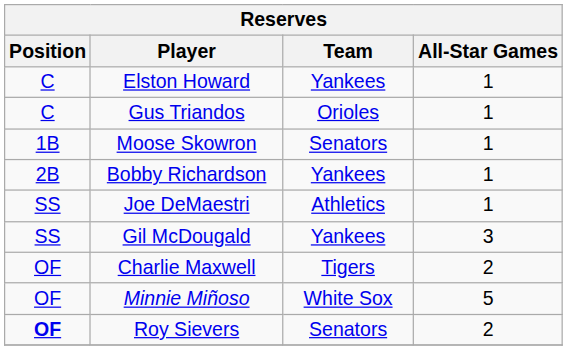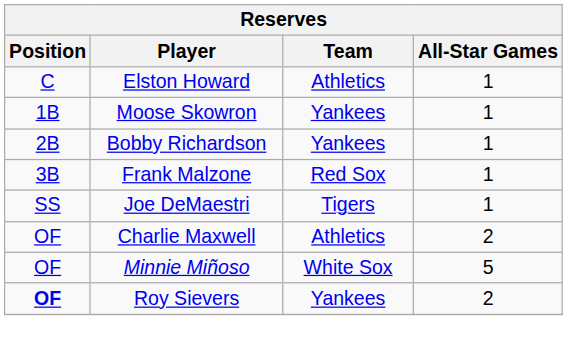(348, 81) Yankees -> (348, 81) Athletics
- row: (187, 112)
(348, 143) Senators -> (348, 112) Yankees
+ row: (187, 174)
(348, 205) Athletics -> (348, 205) Tigers
- row: (187, 236)
(348, 267) Tigers -> (348, 236) Athletics
(348, 329) Senators -> (348, 298) Yankees
